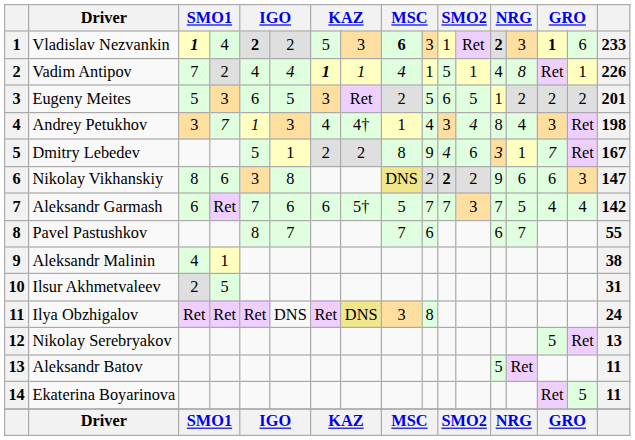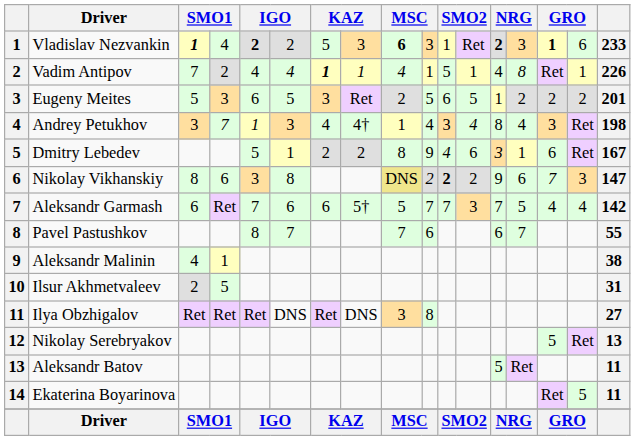(552, 152) 7 -> (552, 152) 6
(552, 179) 6 -> (552, 179) 7
(361, 313) khaki background -> (361, 313) no background
(614, 313) 24 -> (614, 313) 27
